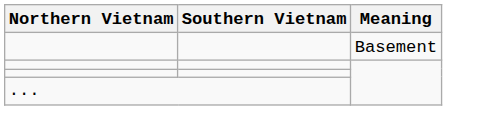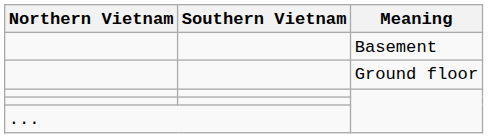+ row: (91, 75)
